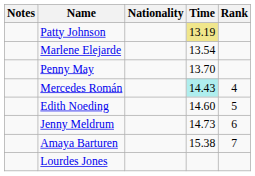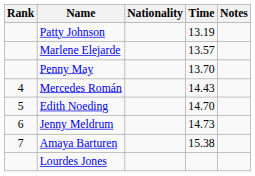columns swapped: (234, 13) <-> (21, 13)
(202, 32) khaki background -> (201, 32) no background
(202, 50) 13.54 -> (201, 50) 13.57
(202, 87) paleturquoise background -> (201, 87) no background
(202, 106) 14.60 -> (201, 106) 14.70
